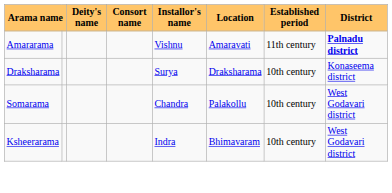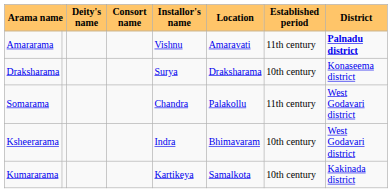(291, 104) 10th century -> (291, 104) 11th century
+ row: (32, 174)
